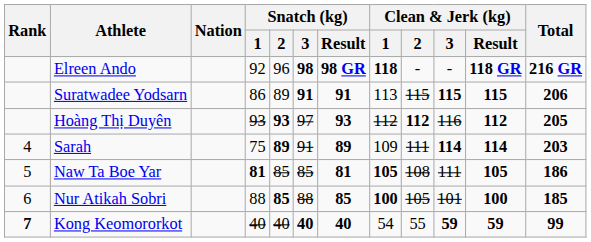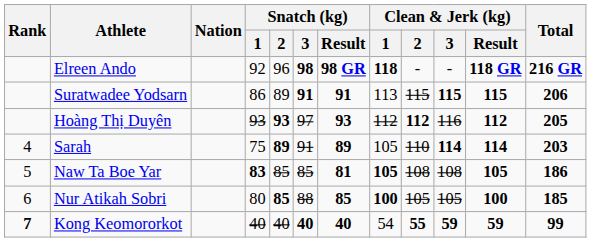(386, 146) 109 -> (386, 146) 105
(418, 146) 111 -> (418, 146) 110
(258, 172) 81 -> (258, 172) 83
(450, 172) 111 -> (450, 172) 108
(258, 198) 88 -> (258, 198) 80
(450, 198) 101 -> (450, 198) 105
(418, 224) normal -> (418, 224) bold
